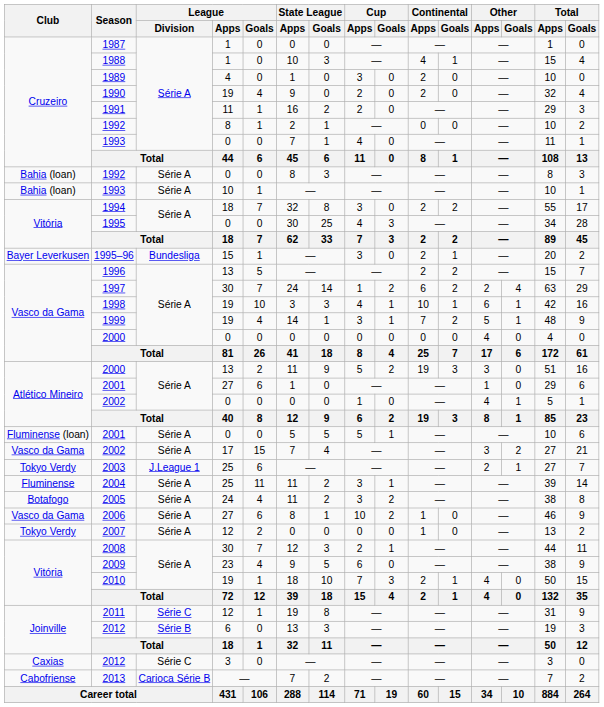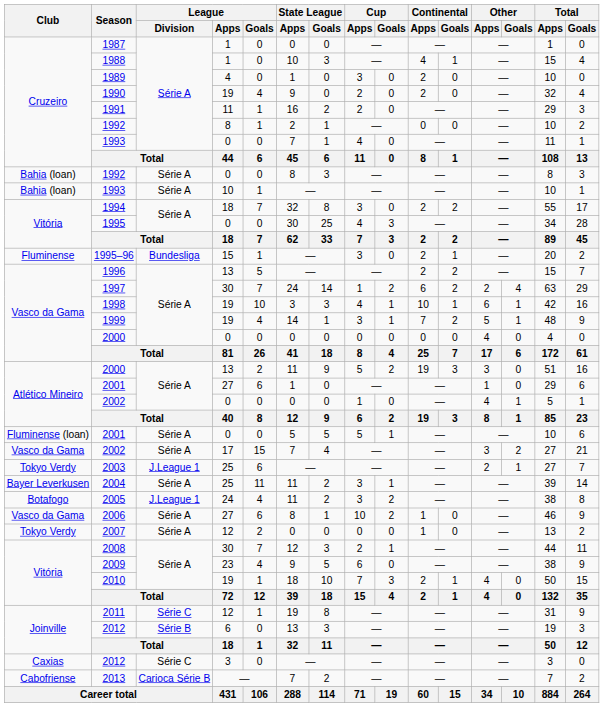(48, 256) Bayer Leverkusen -> (48, 256) Fluminense
(48, 483) Fluminense -> (48, 483) Bayer Leverkusen
(174, 499) Série A -> (174, 499) J.League 1
